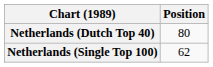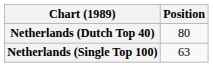(184, 52) 62 -> (184, 52) 63
